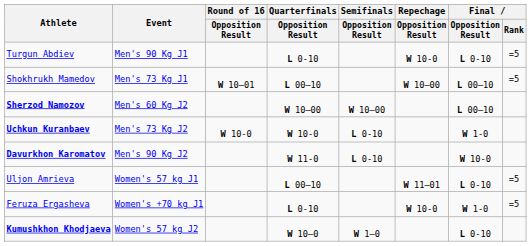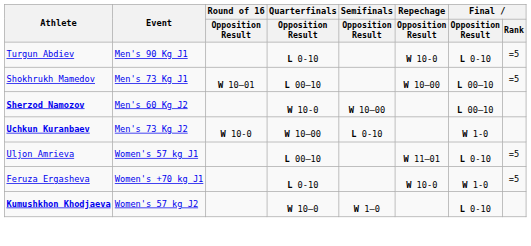(303, 109) W 10–00 -> (303, 109) W 10-0
(303, 134) W 10-0 -> (303, 134) W 10–00
- row: (56, 154)
